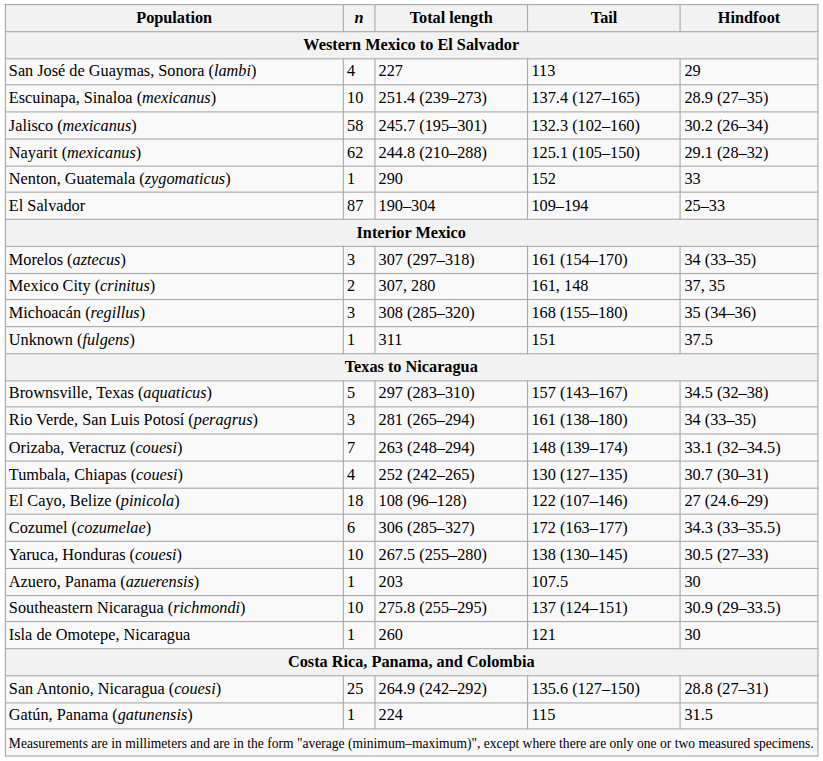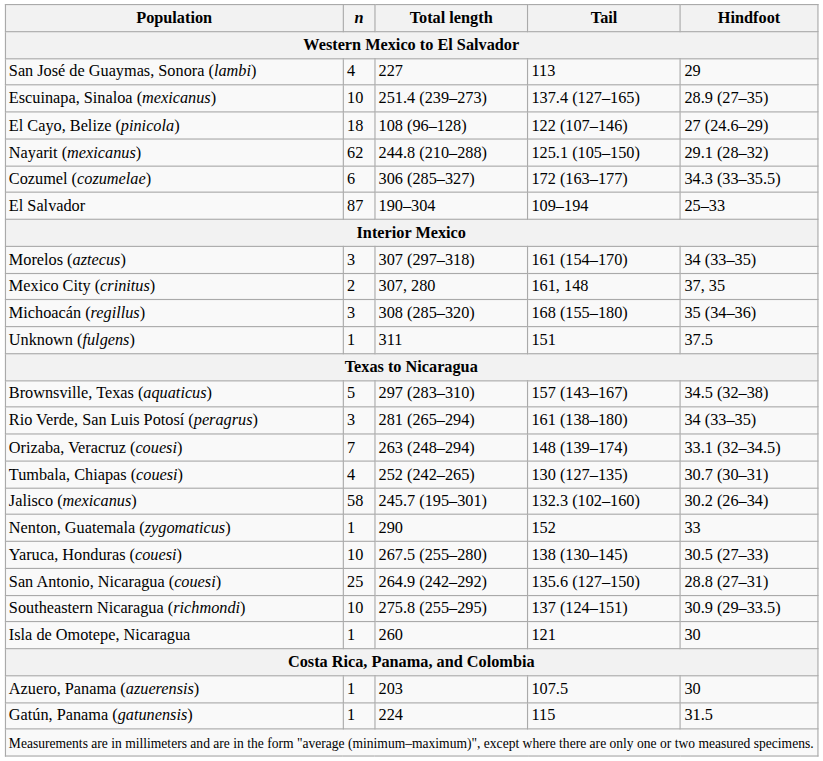rows swapped: (73, 125) <-> (94, 500)
rows swapped: (120, 178) <-> (80, 527)
rows swapped: (115, 688) <-> (104, 581)
